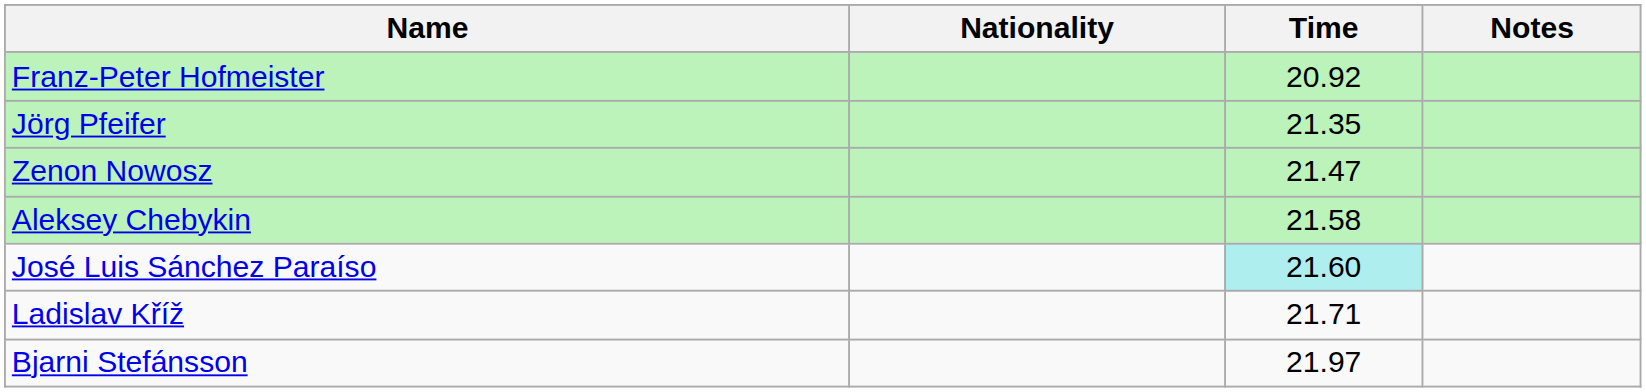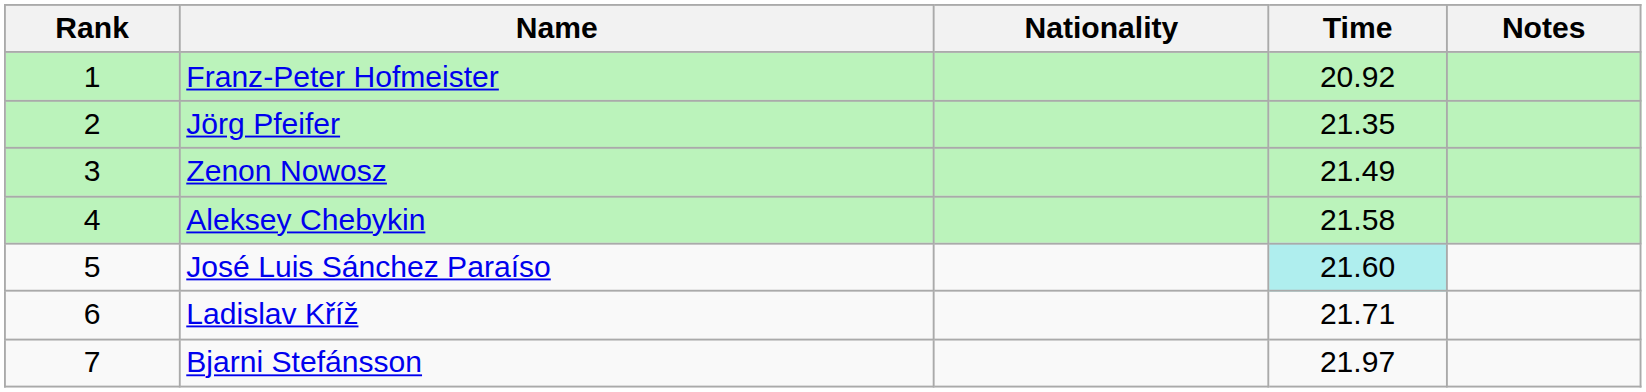+ column: (92, 28)
(1324, 171) 21.47 -> (1358, 171) 21.49
